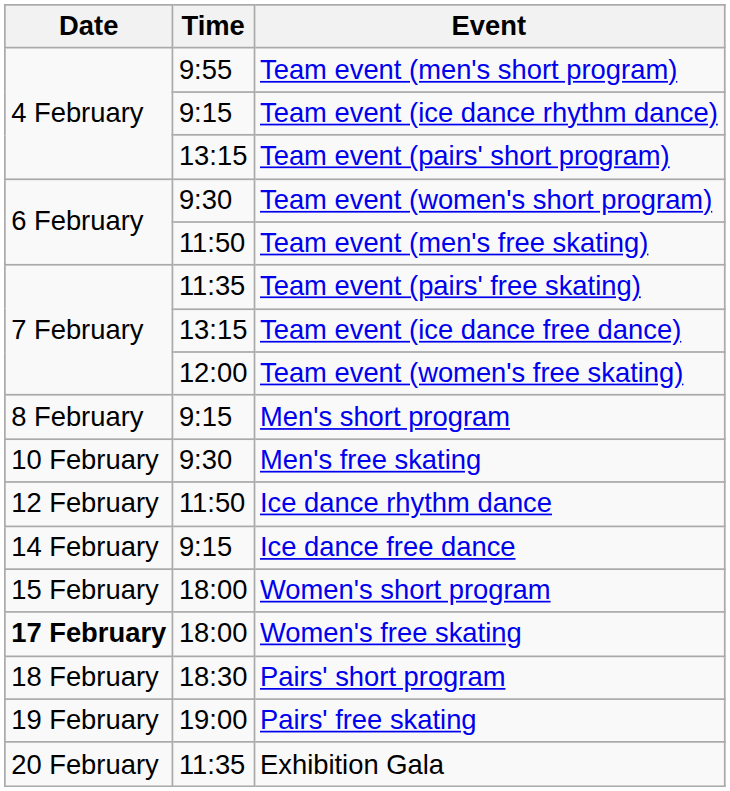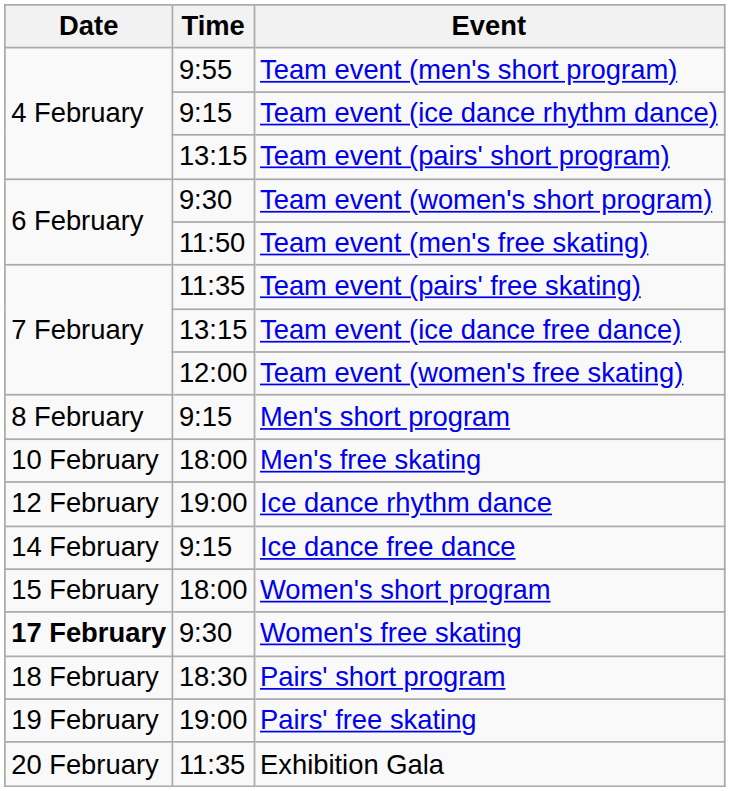(206, 460) 9:30 -> (213, 460) 18:00
(212, 503) 11:50 -> (213, 503) 19:00
(213, 633) 18:00 -> (206, 633) 9:30
